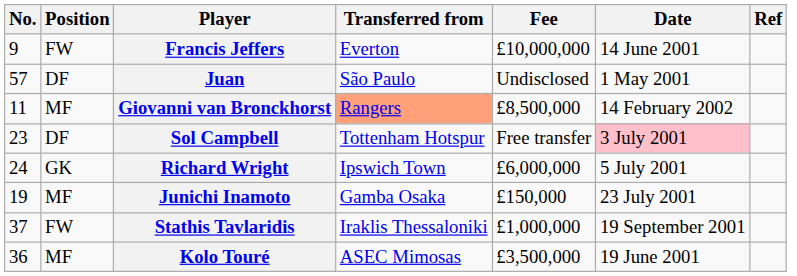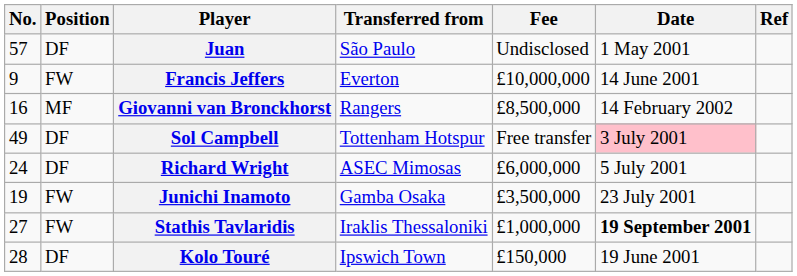rows swapped: (225, 78) <-> (225, 49)
(18, 108) 11 -> (18, 108) 16
(370, 108) lightsalmon background -> (370, 108) no background
(18, 138) 23 -> (18, 138) 49
(59, 167) GK -> (57, 167) DF
(393, 167) Ipswich Town -> (400, 167) ASEC Mimosas
(59, 197) MF -> (59, 197) FW
(531, 197) £150,000 -> (538, 197) £3,500,000
(18, 227) 37 -> (18, 227) 27
(673, 227) normal -> (676, 227) bold
(18, 256) 36 -> (18, 256) 28
(59, 256) MF -> (57, 256) DF
(400, 256) ASEC Mimosas -> (393, 256) Ipswich Town
(538, 256) £3,500,000 -> (531, 256) £150,000
